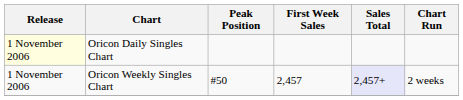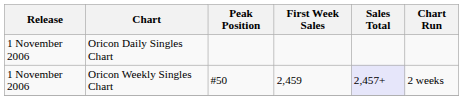(35, 50) lightyellow background -> (35, 50) no background
(289, 80) 2,457 -> (289, 80) 2,459
